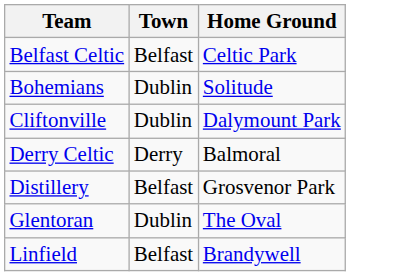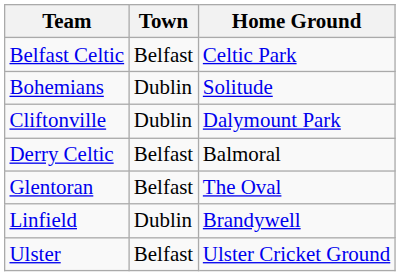(158, 154) Derry -> (164, 154) Belfast
- row: (49, 187)
(163, 220) Dublin -> (164, 187) Belfast
(164, 253) Belfast -> (163, 220) Dublin
+ row: (35, 253)
